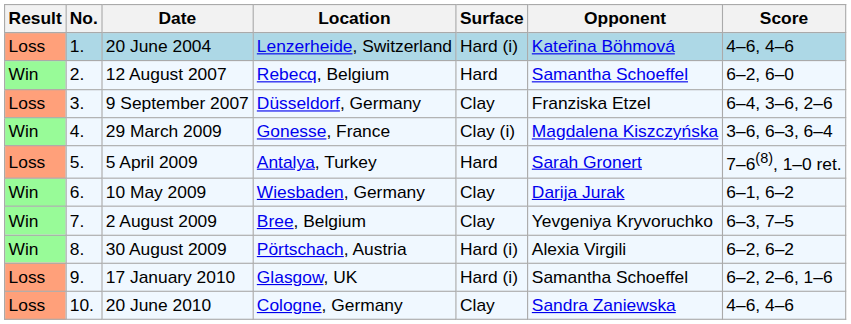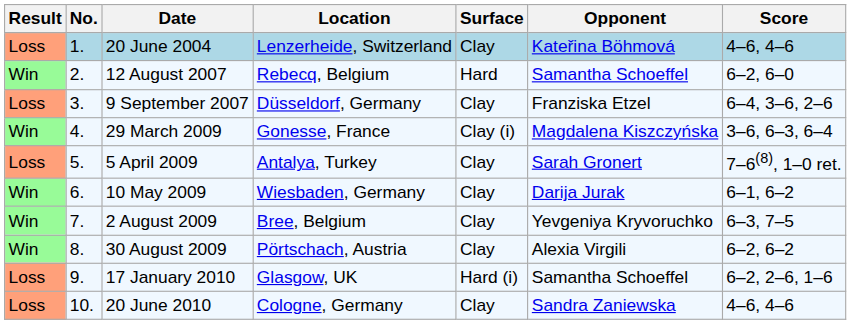(489, 46) Hard (i) -> (477, 46) Clay
(479, 161) Hard -> (477, 161) Clay
(489, 248) Hard (i) -> (477, 248) Clay
